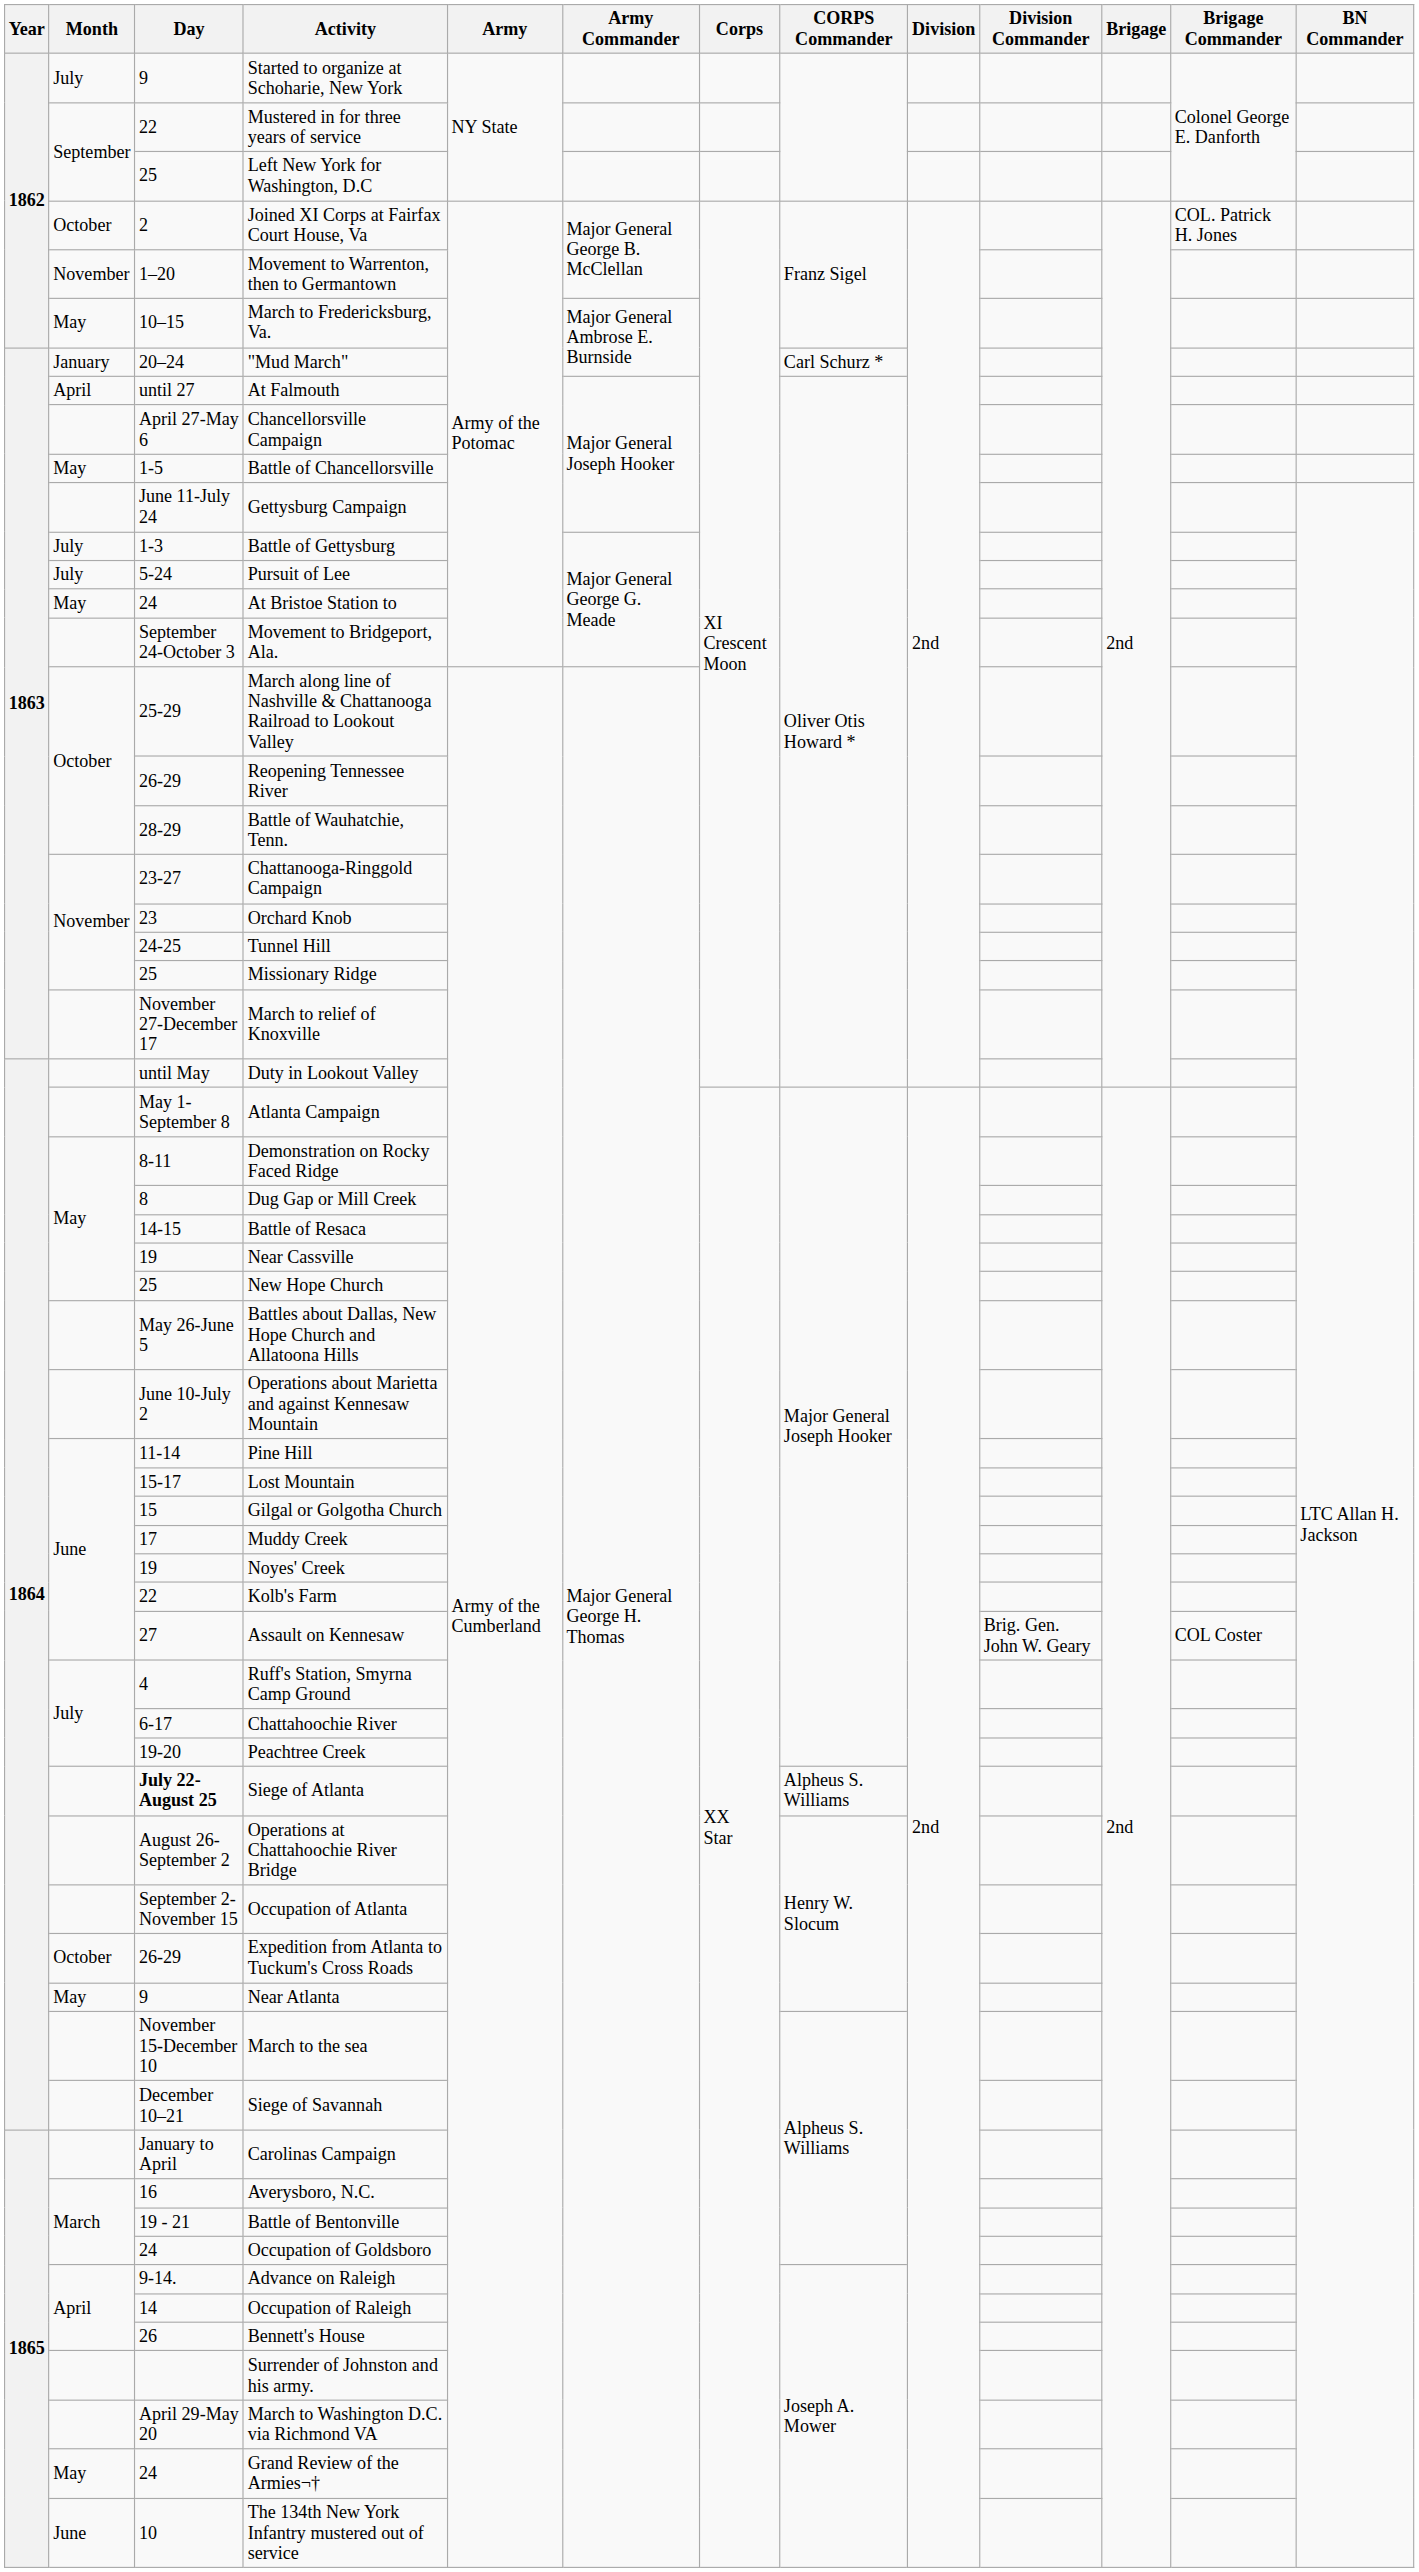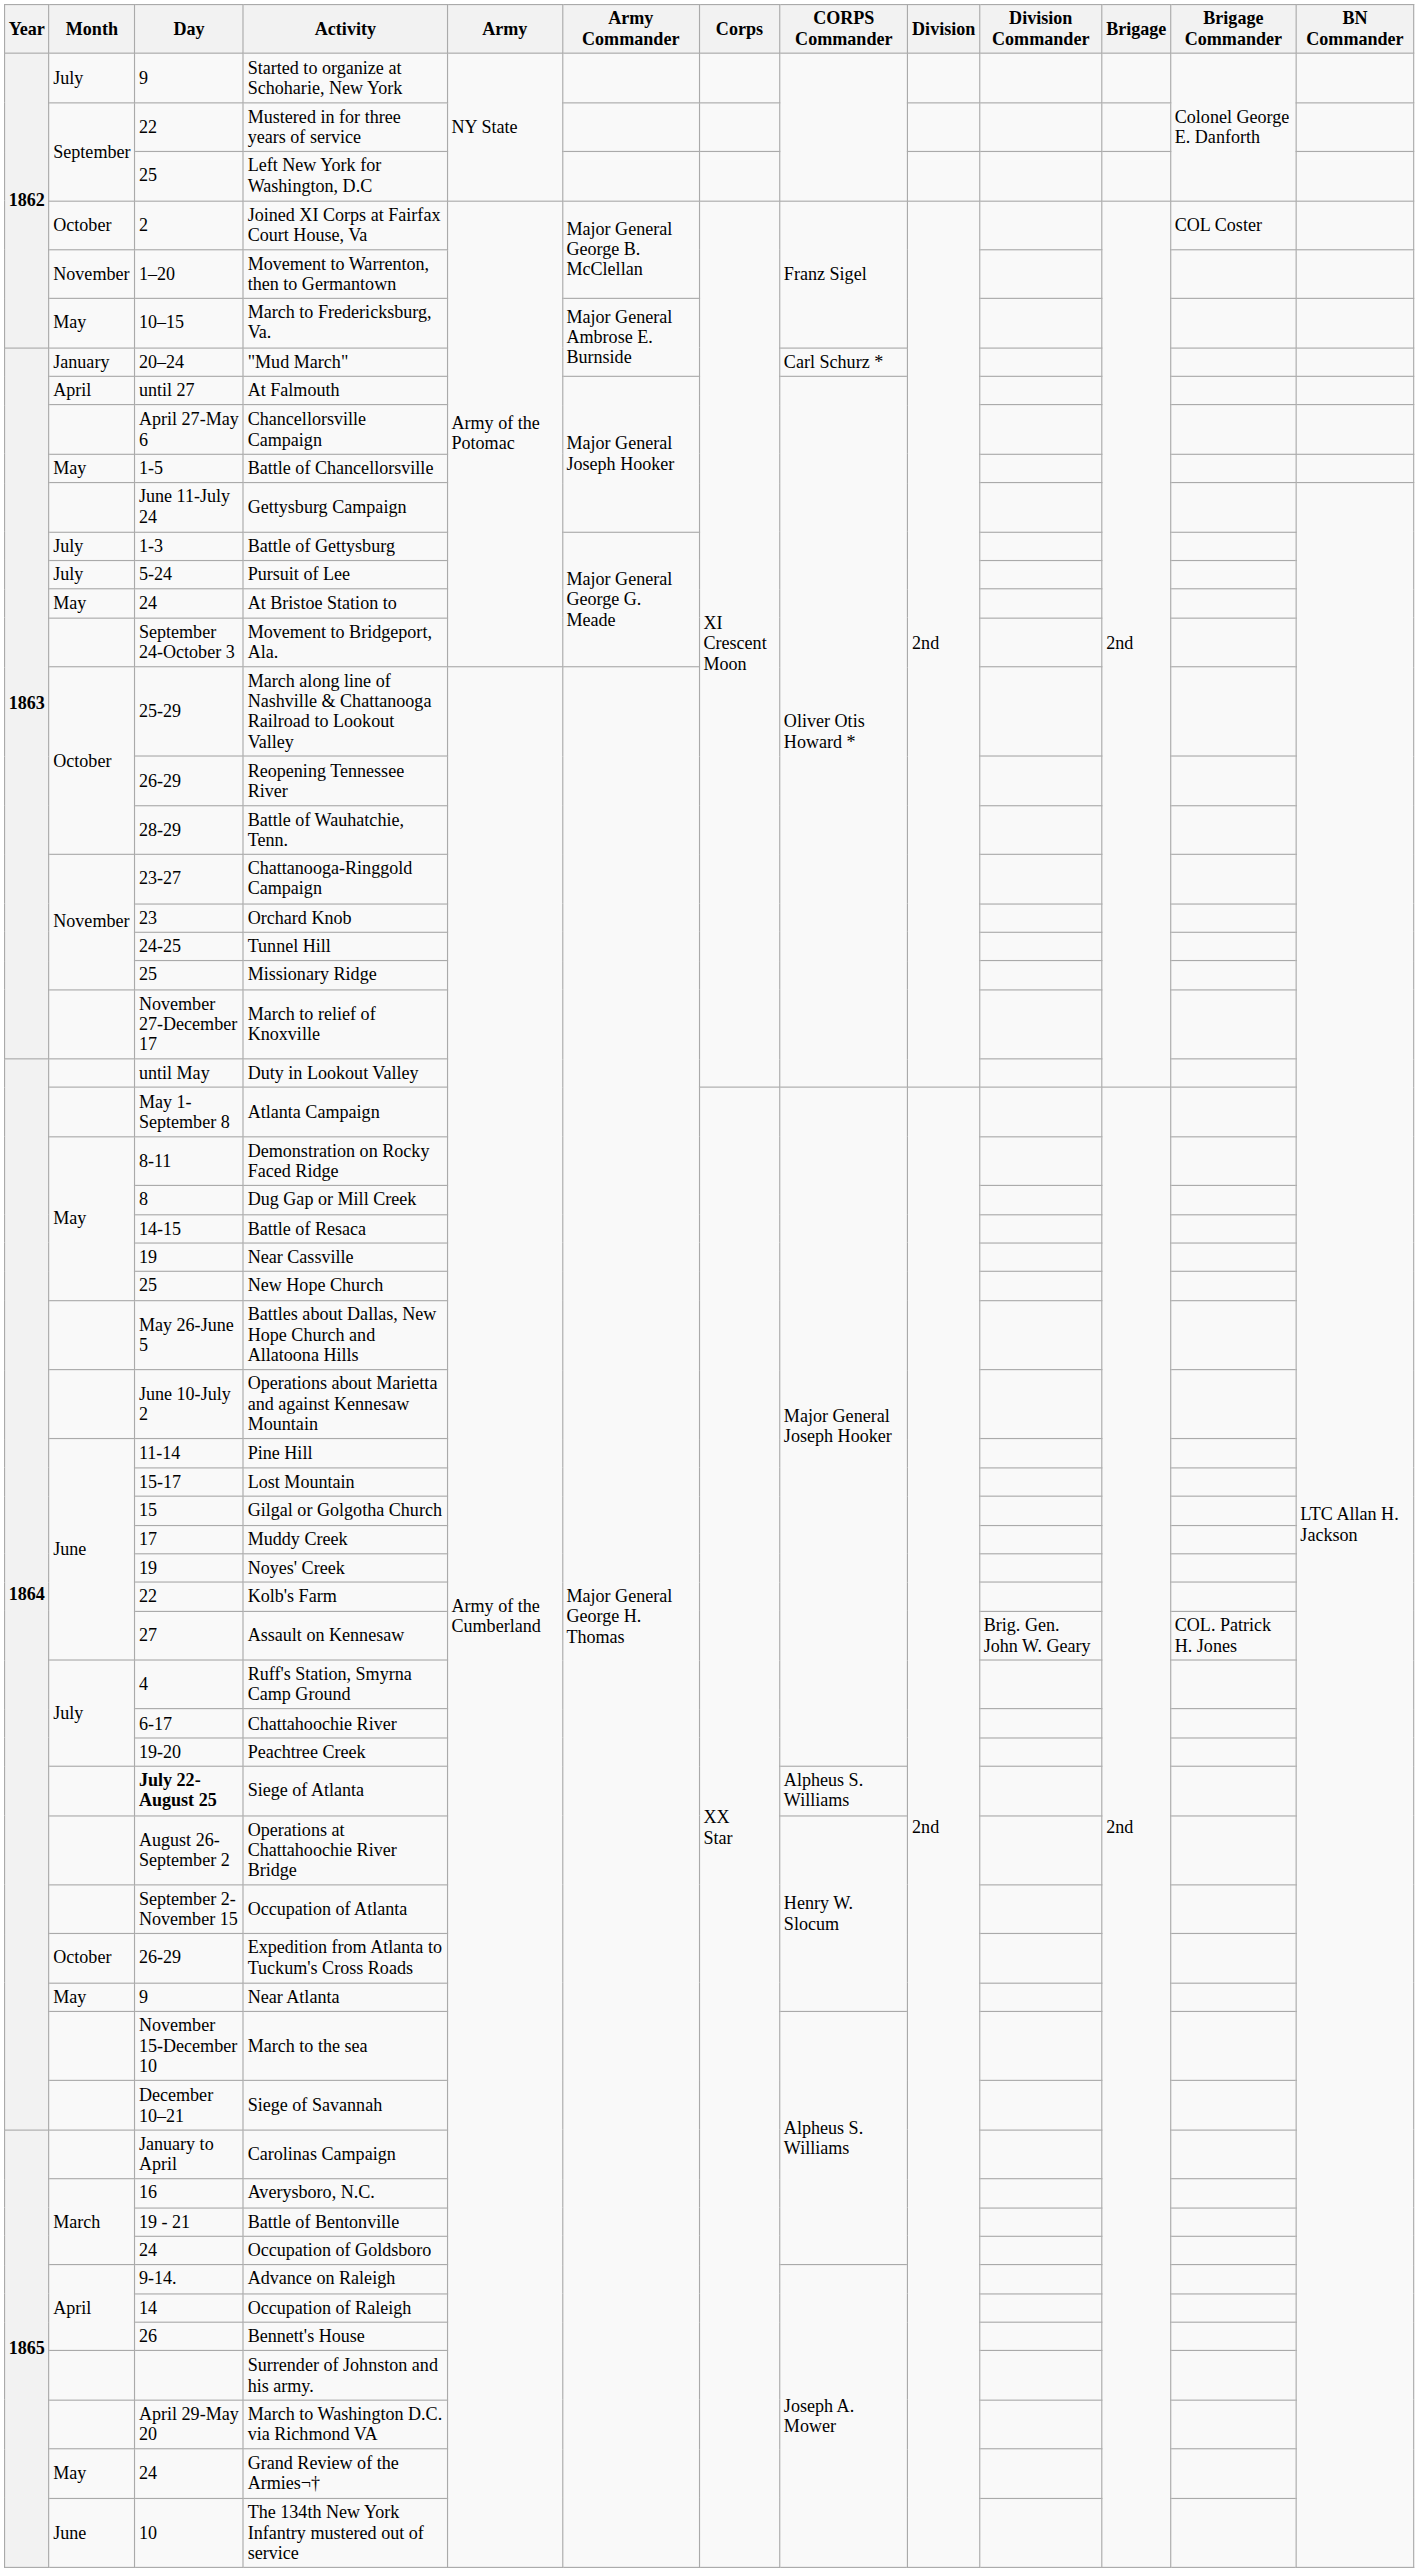(1223, 225) COL. Patrick H. Jones -> (1218, 225) COL Coster
(1218, 1635) COL Coster -> (1223, 1635) COL. Patrick H. Jones
